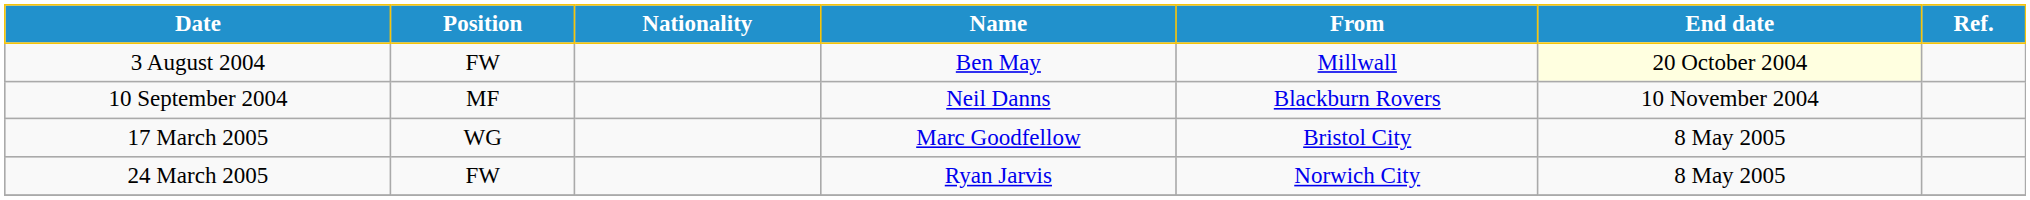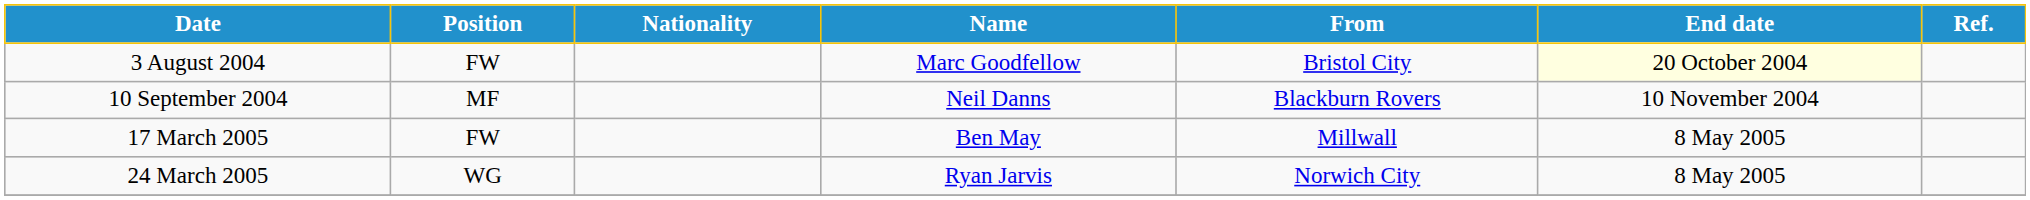(998, 61) Ben May -> (998, 61) Marc Goodfellow
(1357, 61) Millwall -> (1357, 61) Bristol City
(483, 137) WG -> (483, 137) FW
(998, 137) Marc Goodfellow -> (998, 137) Ben May
(1357, 137) Bristol City -> (1357, 137) Millwall
(483, 175) FW -> (483, 175) WG
